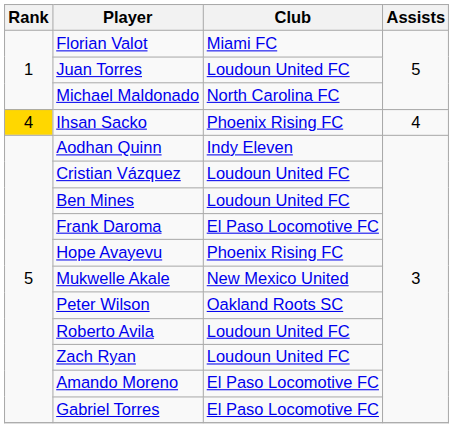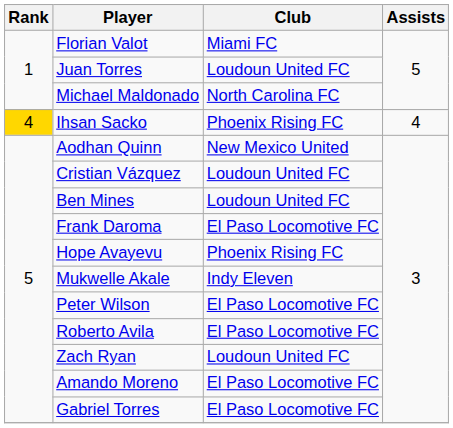(250, 148) Indy Eleven -> (278, 148) New Mexico United
(278, 278) New Mexico United -> (250, 278) Indy Eleven
(275, 305) Oakland Roots SC -> (293, 305) El Paso Locomotive FC
(278, 331) Loudoun United FC -> (293, 331) El Paso Locomotive FC
